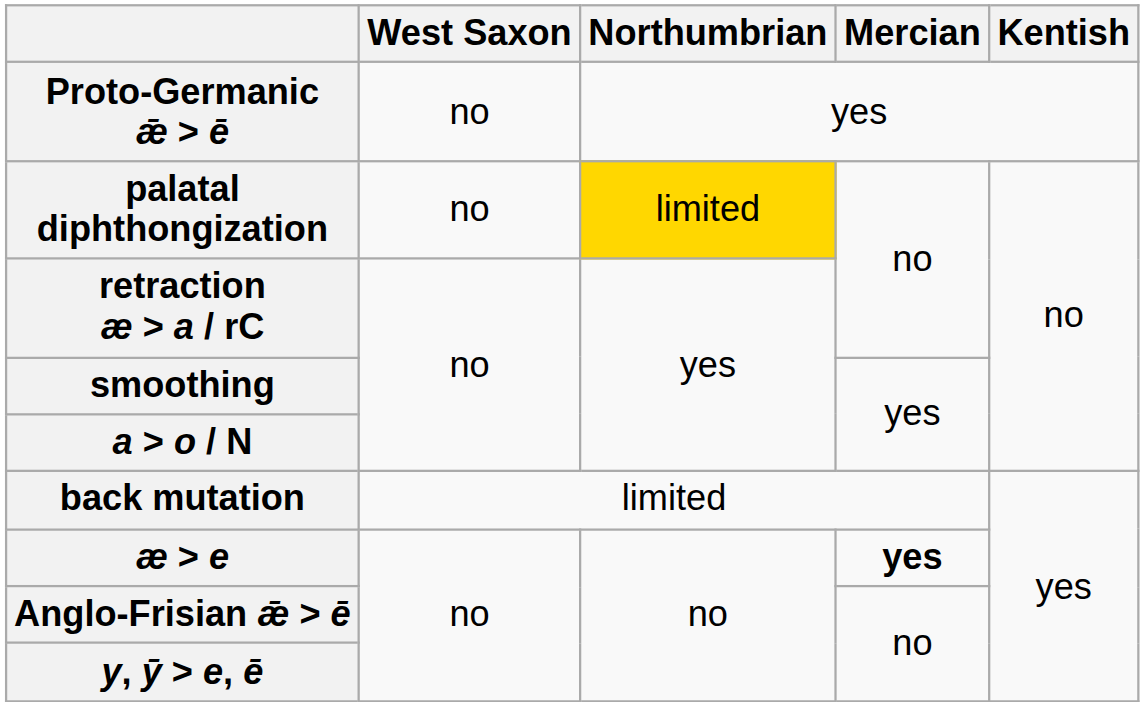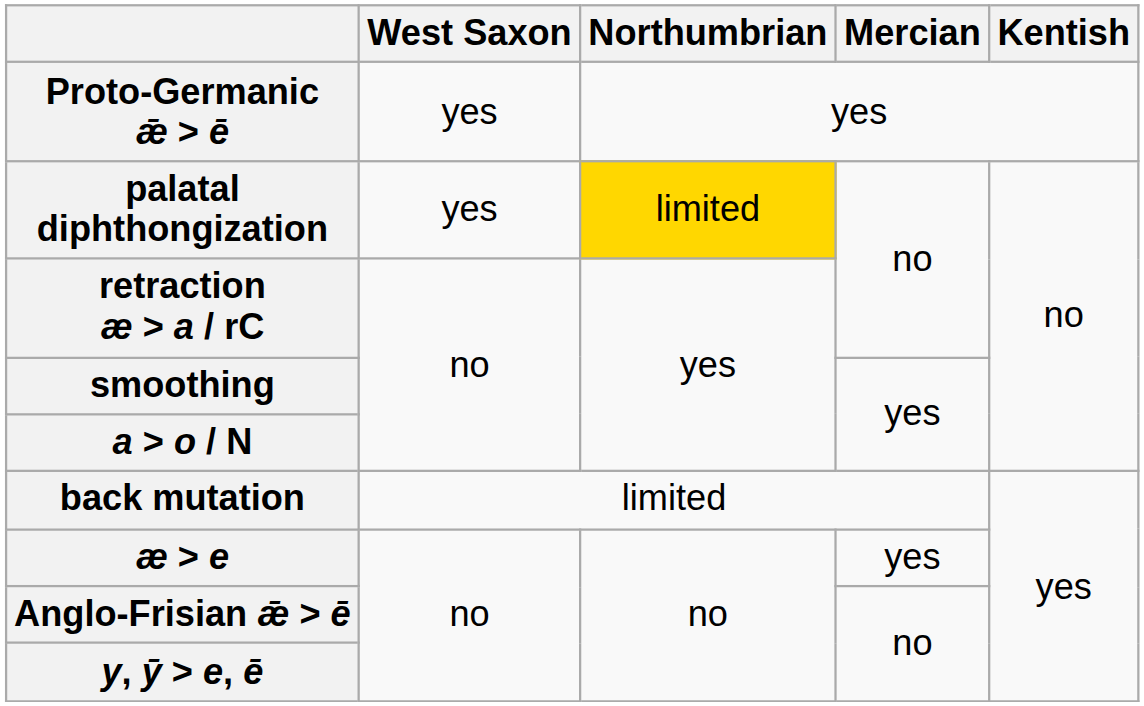(470, 111) no -> (470, 111) yes
(470, 209) no -> (470, 209) yes
(912, 556) bold -> (912, 556) normal
